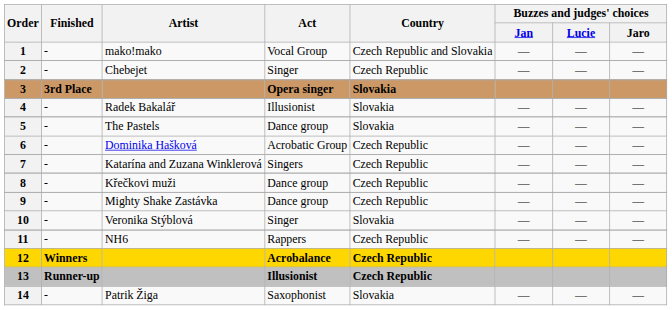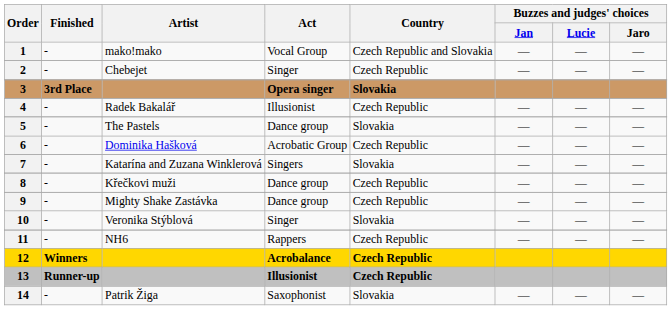(373, 107) Slovakia -> (390, 107) Czech Republic
(390, 164) Czech Republic -> (373, 164) Slovakia
